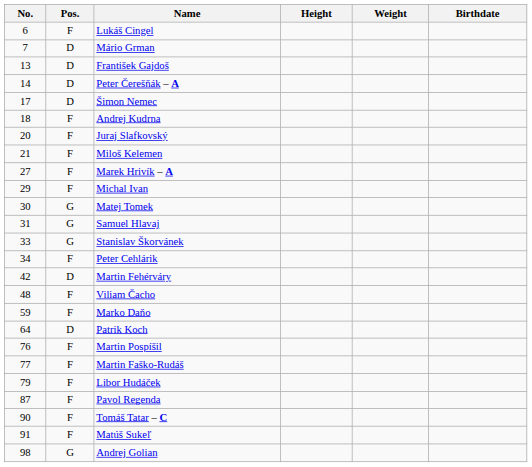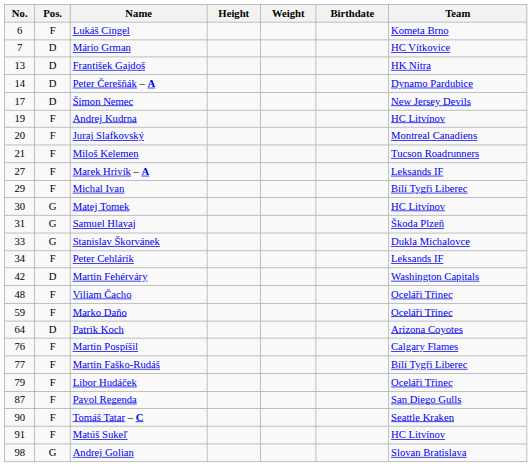+ column: (458, 13)
(25, 119) 18 -> (20, 119) 19
